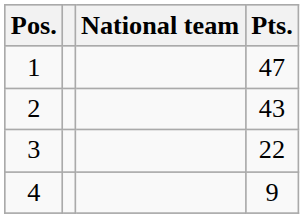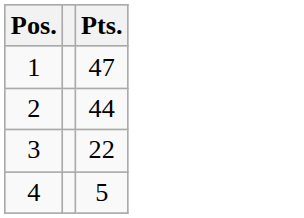- column: (160, 25)
(272, 108) 43 -> (102, 108) 44
(272, 191) 9 -> (102, 191) 5
